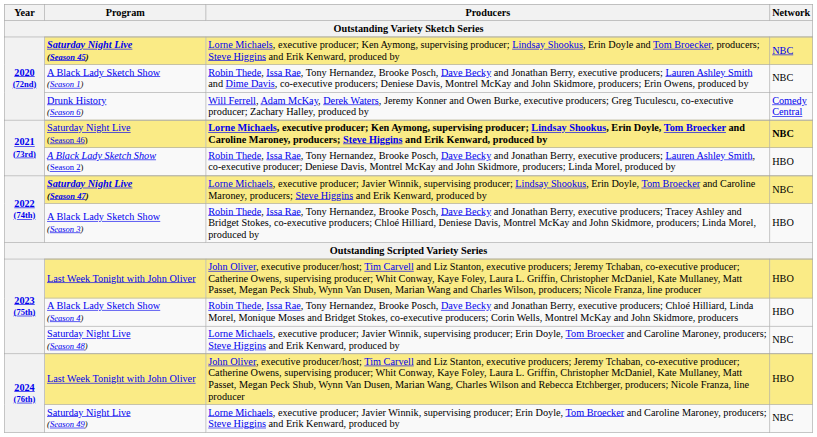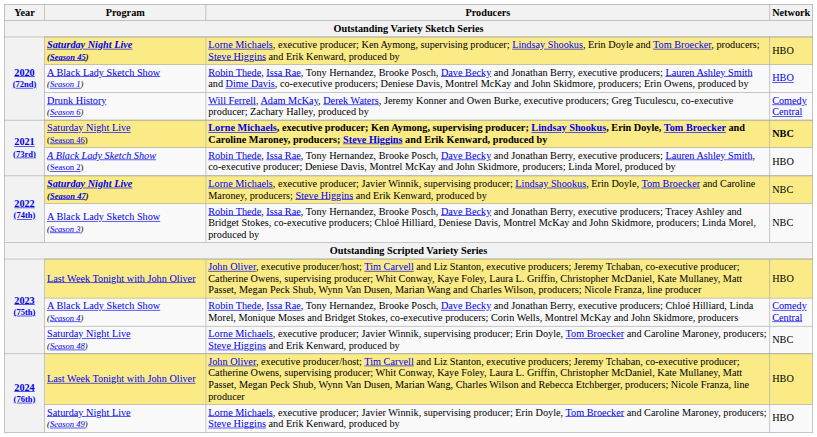(783, 50) NBC -> (783, 50) HBO
(783, 78) NBC -> (783, 78) HBO
(783, 223) HBO -> (783, 223) NBC
(783, 312) HBO -> (790, 312) Comedy Central
(783, 418) NBC -> (783, 418) HBO
